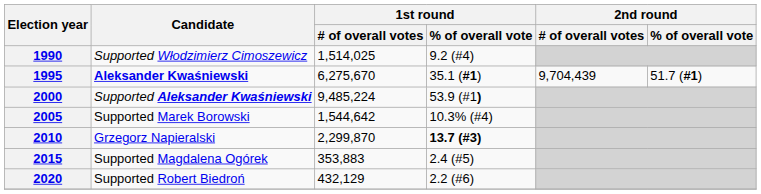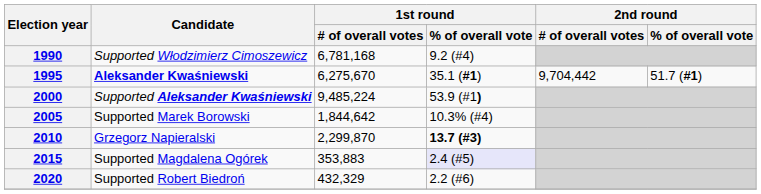(346, 55) 1,514,025 -> (346, 55) 6,781,168
(567, 76) 9,704,439 -> (567, 76) 9,704,442
(346, 117) 1,544,642 -> (346, 117) 1,844,642
(452, 158) no background -> (452, 158) lavender background
(341, 179) 432,129 -> (341, 179) 432,329
